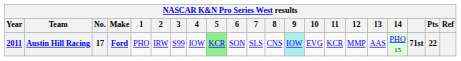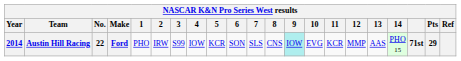(14, 44) 2011 -> (14, 44) 2014
(100, 44) 17 -> (100, 44) 22
(217, 44) lightgreen background -> (217, 44) no background
(433, 44) 22 -> (433, 44) 29
